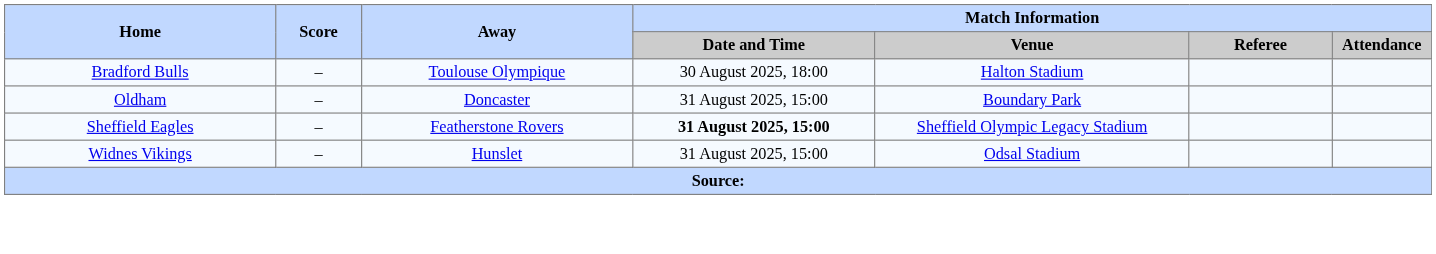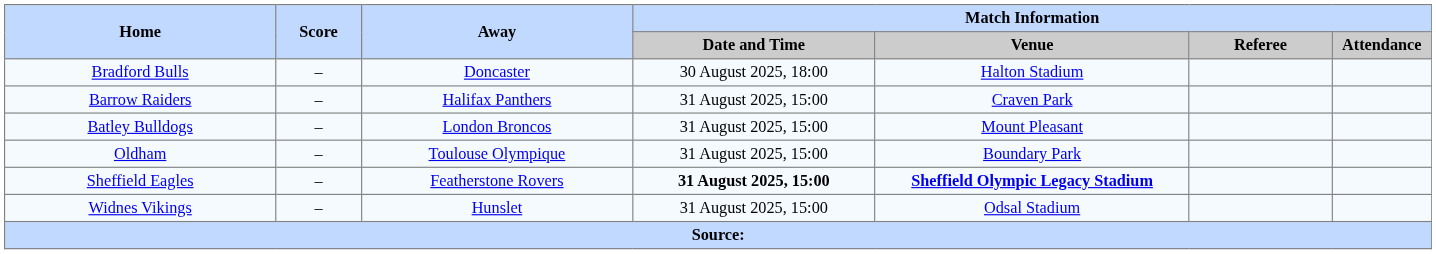(497, 72) Toulouse Olympique -> (497, 72) Doncaster
+ row: (140, 99)
+ row: (140, 126)
(497, 99) Doncaster -> (497, 153) Toulouse Olympique
(1032, 126) normal -> (1032, 180) bold
